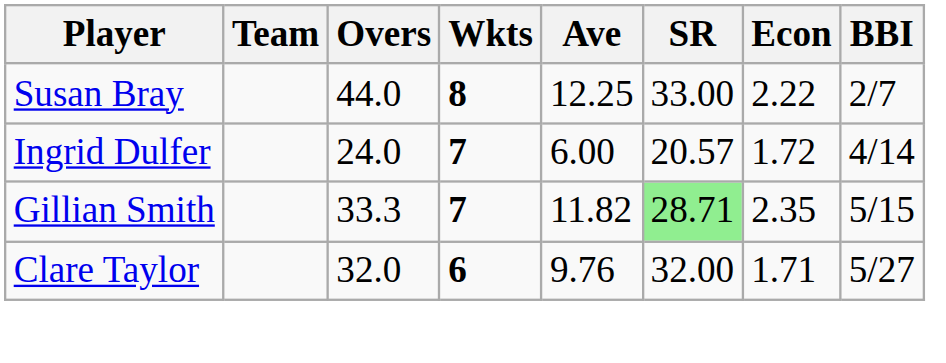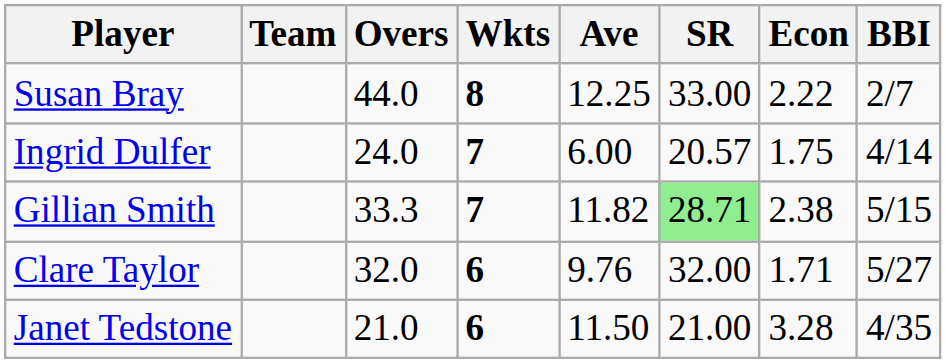(784, 151) 1.72 -> (801, 151) 1.75
(784, 210) 2.35 -> (801, 210) 2.38
+ row: (123, 328)
